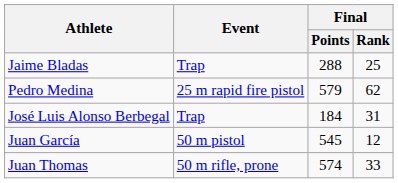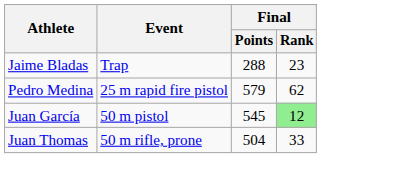(373, 65) 25 -> (297, 65) 23
- row: (89, 115)
(373, 140) no background -> (297, 115) lightgreen background
(330, 165) 574 -> (254, 140) 504
